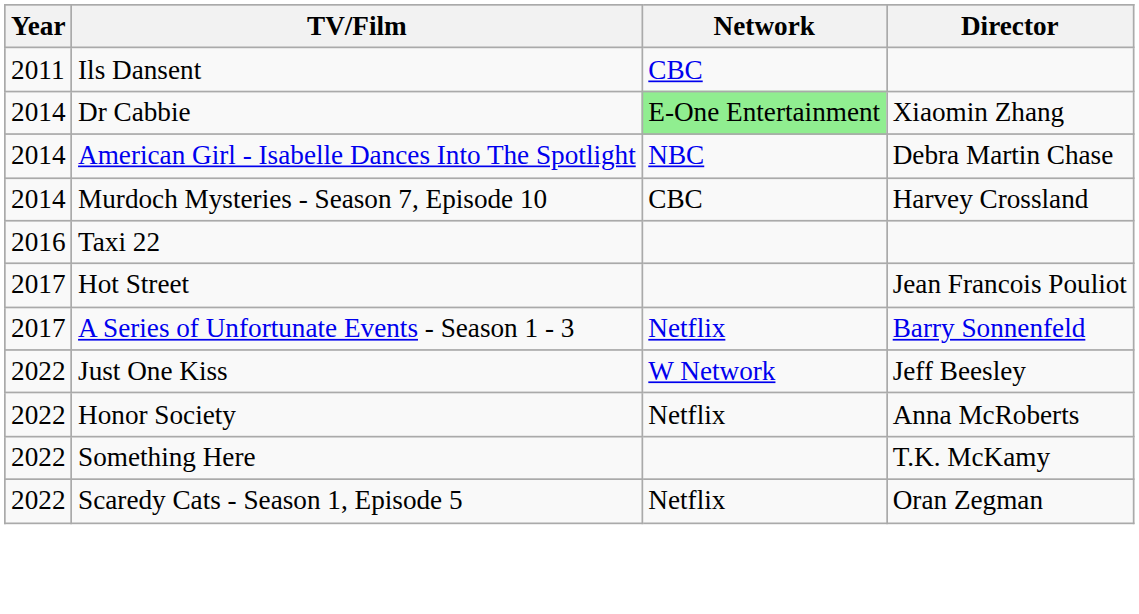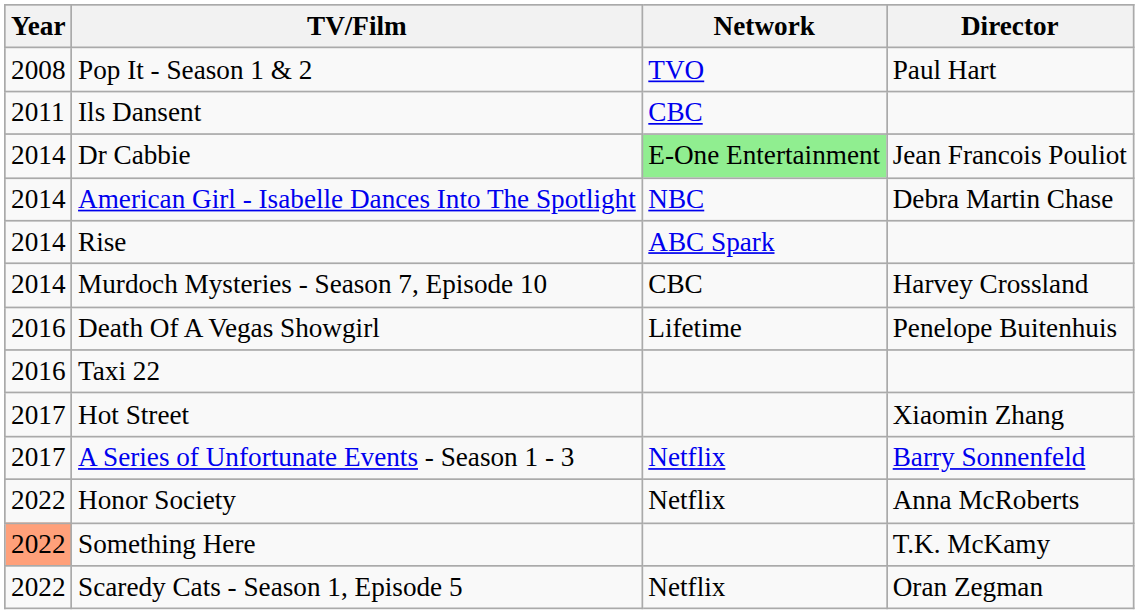+ row: (195, 69)
(978, 112) Xiaomin Zhang -> (1010, 155) Jean Francois Pouliot
+ row: (102, 241)
+ row: (229, 328)
(1010, 284) Jean Francois Pouliot -> (978, 414) Xiaomin Zhang
- row: (153, 371)
(38, 457) no background -> (38, 543) lightsalmon background
